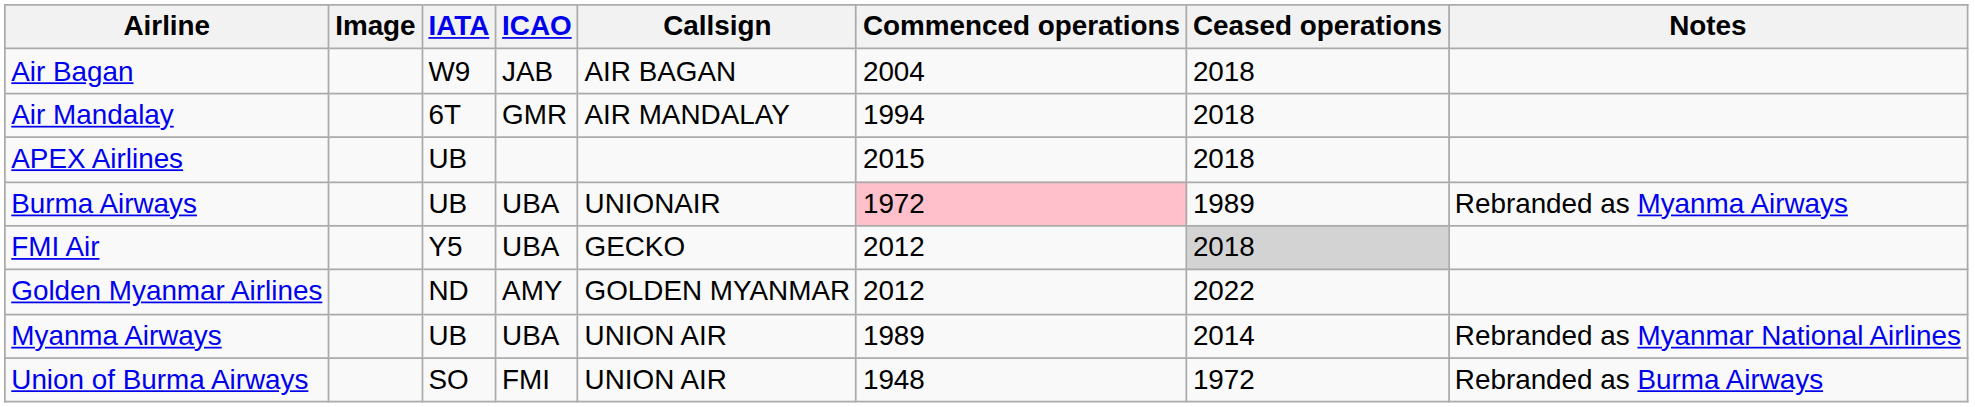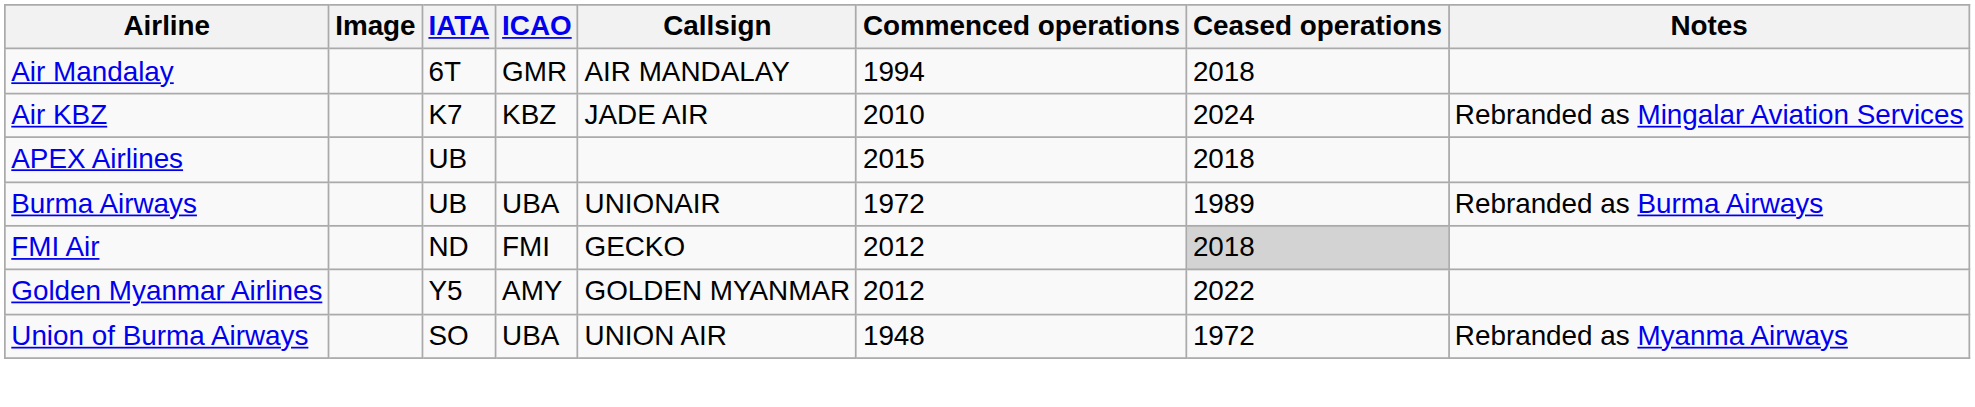- row: (72, 70)
+ row: (59, 114)
(894, 203) pink background -> (894, 203) no background
(1651, 203) Rebranded as Myanma Airways -> (1639, 203) Rebranded as Burma Airways
(445, 247) Y5 -> (449, 247) ND
(531, 247) UBA -> (526, 247) FMI
(449, 291) ND -> (445, 291) Y5
- row: (116, 335)
(526, 379) FMI -> (531, 335) UBA
(1639, 379) Rebranded as Burma Airways -> (1651, 335) Rebranded as Myanma Airways
